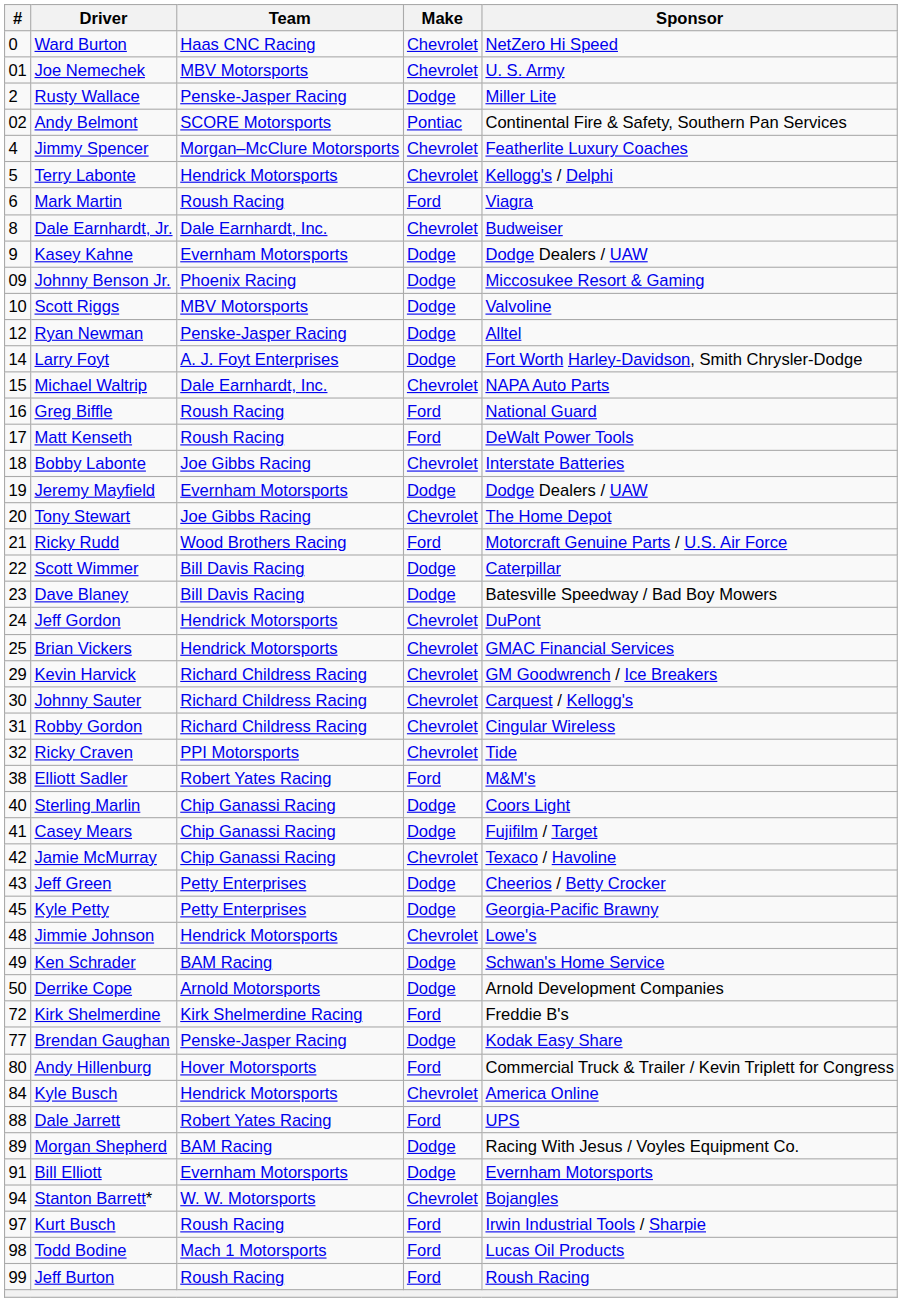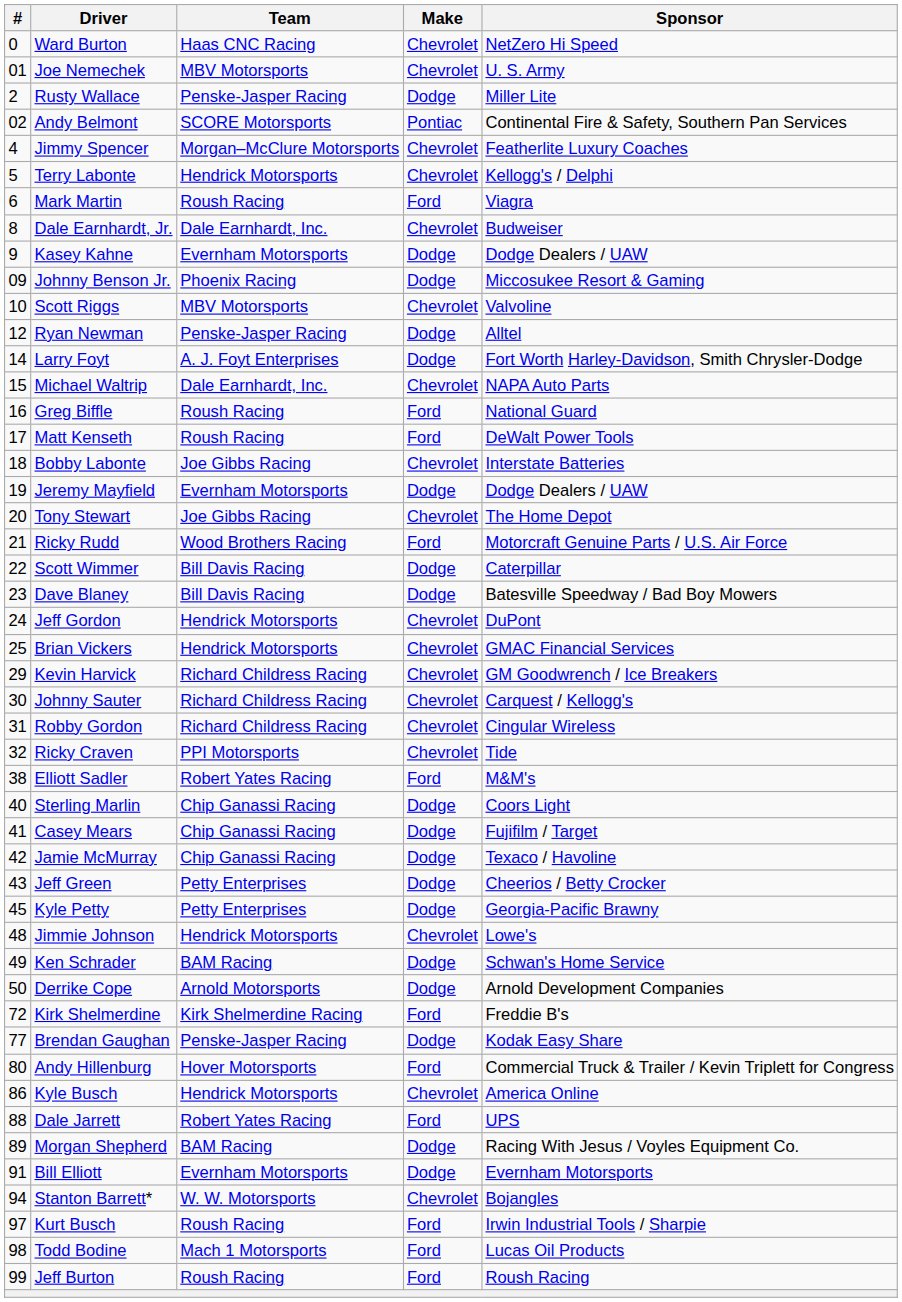(431, 306) Dodge -> (442, 306) Chevrolet
(442, 857) Chevrolet -> (431, 857) Dodge
(18, 1093) 84 -> (18, 1093) 86
